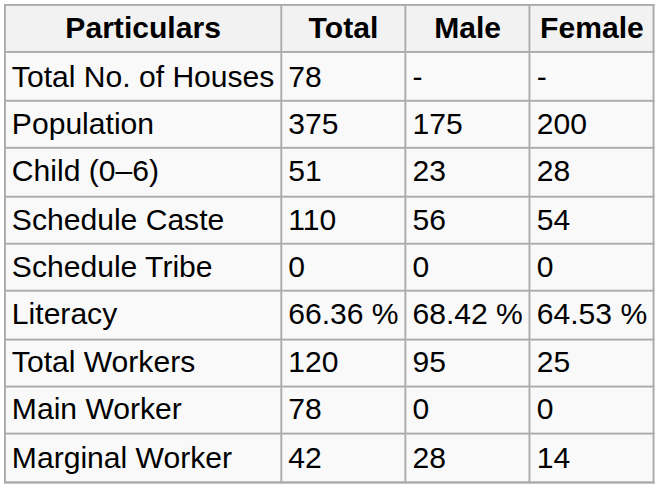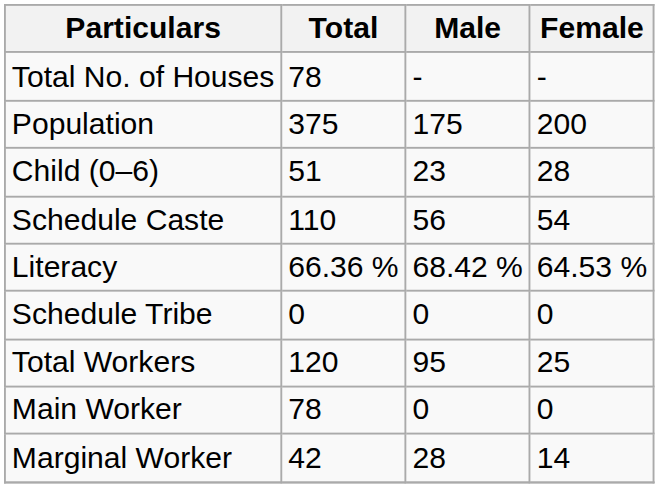rows swapped: (112, 266) <-> (65, 314)
